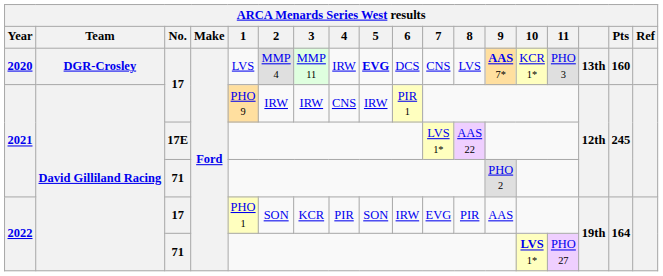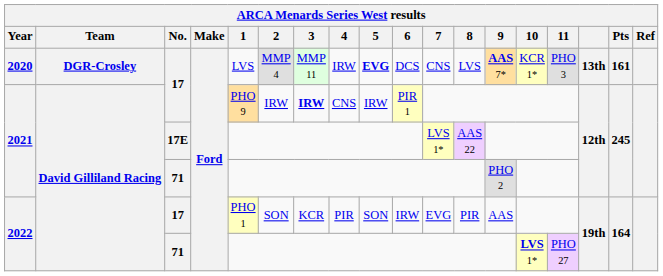(621, 66) 160 -> (621, 66) 161
(311, 103) normal -> (311, 103) bold
